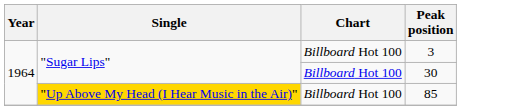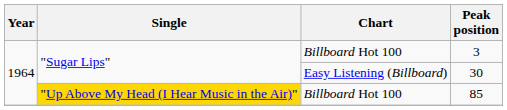(353, 72) Billboard Hot 100 -> (376, 72) Easy Listening (Billboard)
